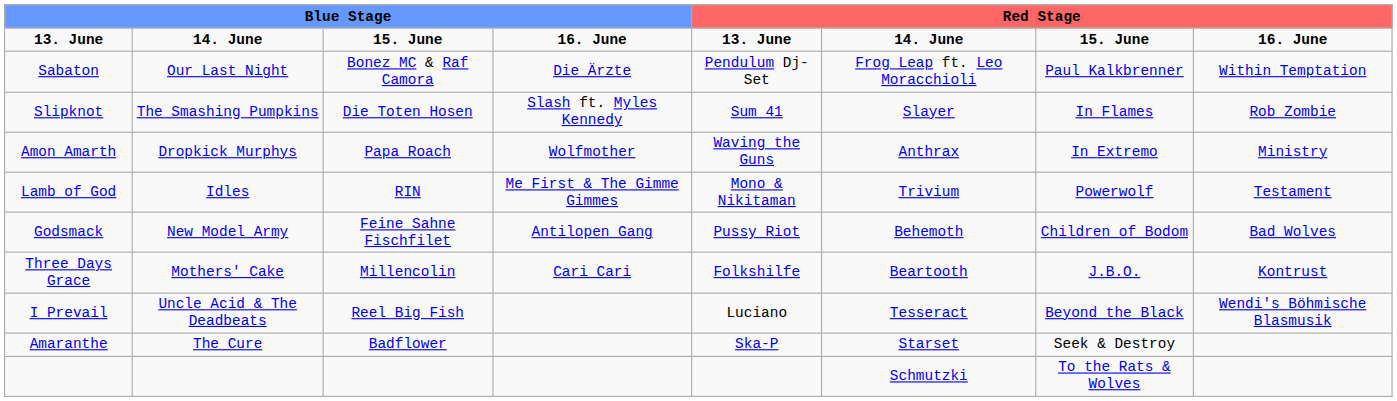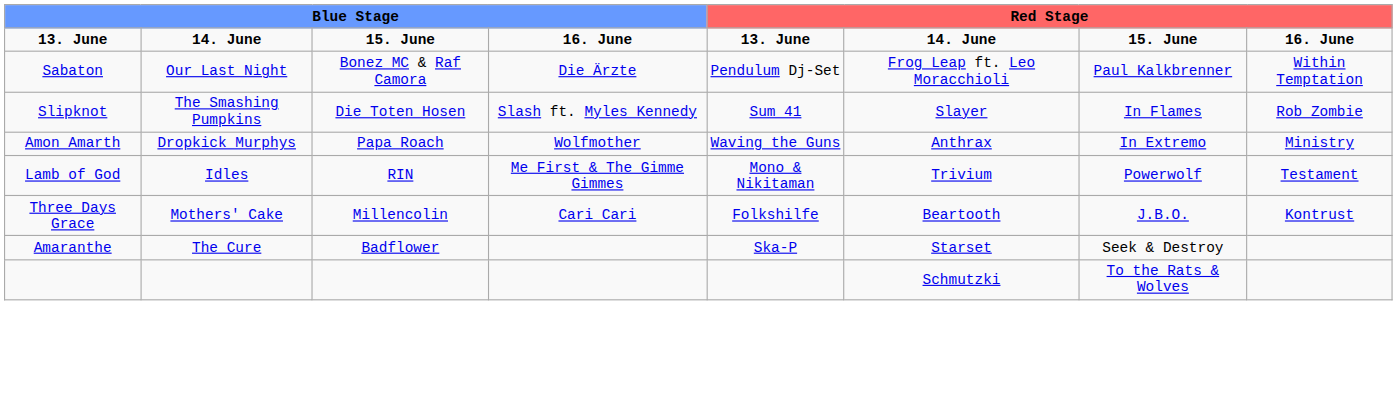- row: (69, 232)
- row: (69, 313)
